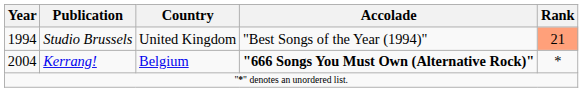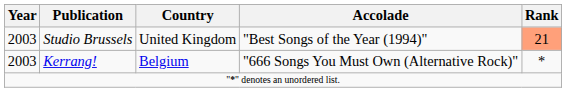(22, 38) 1994 -> (22, 38) 2003
(22, 61) 2004 -> (22, 61) 2003
(389, 61) bold -> (381, 61) normal
